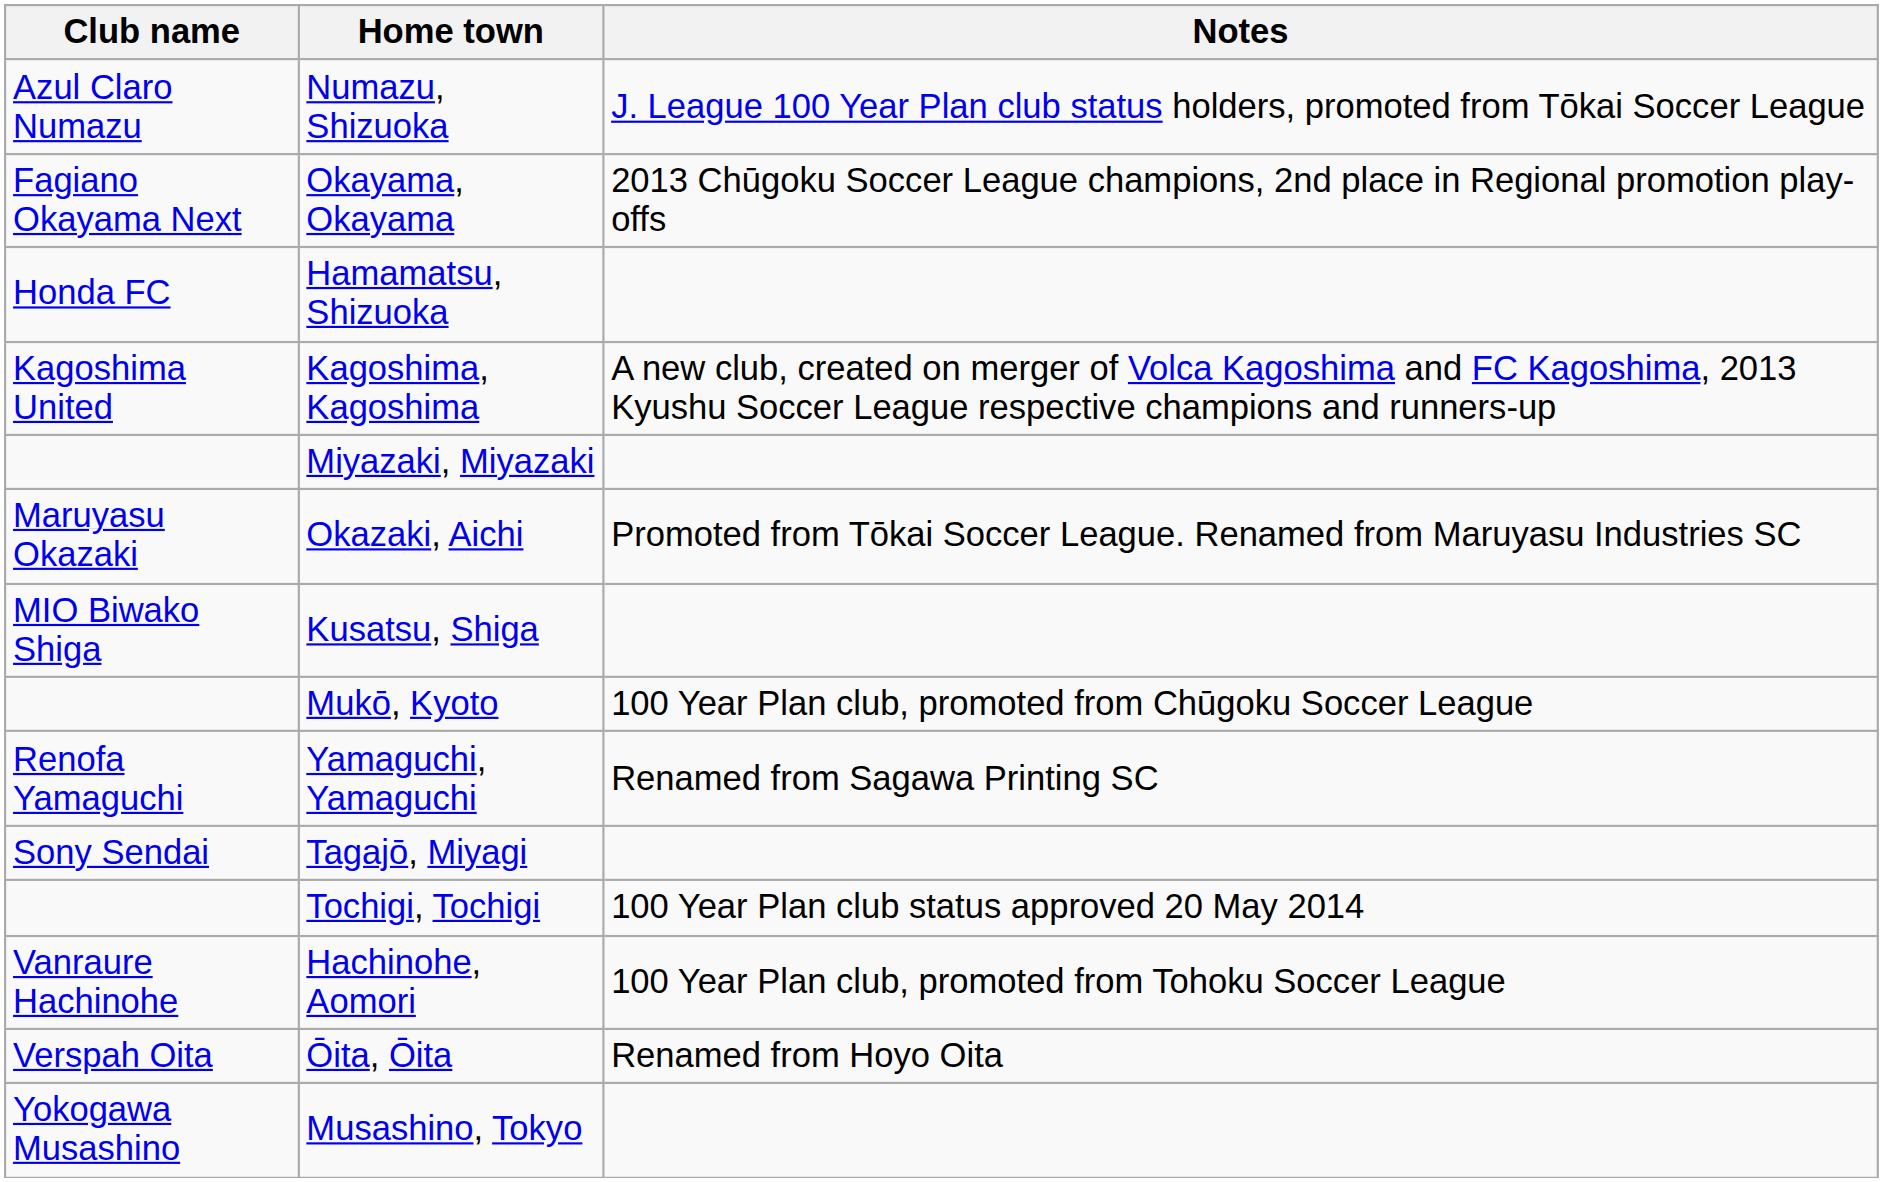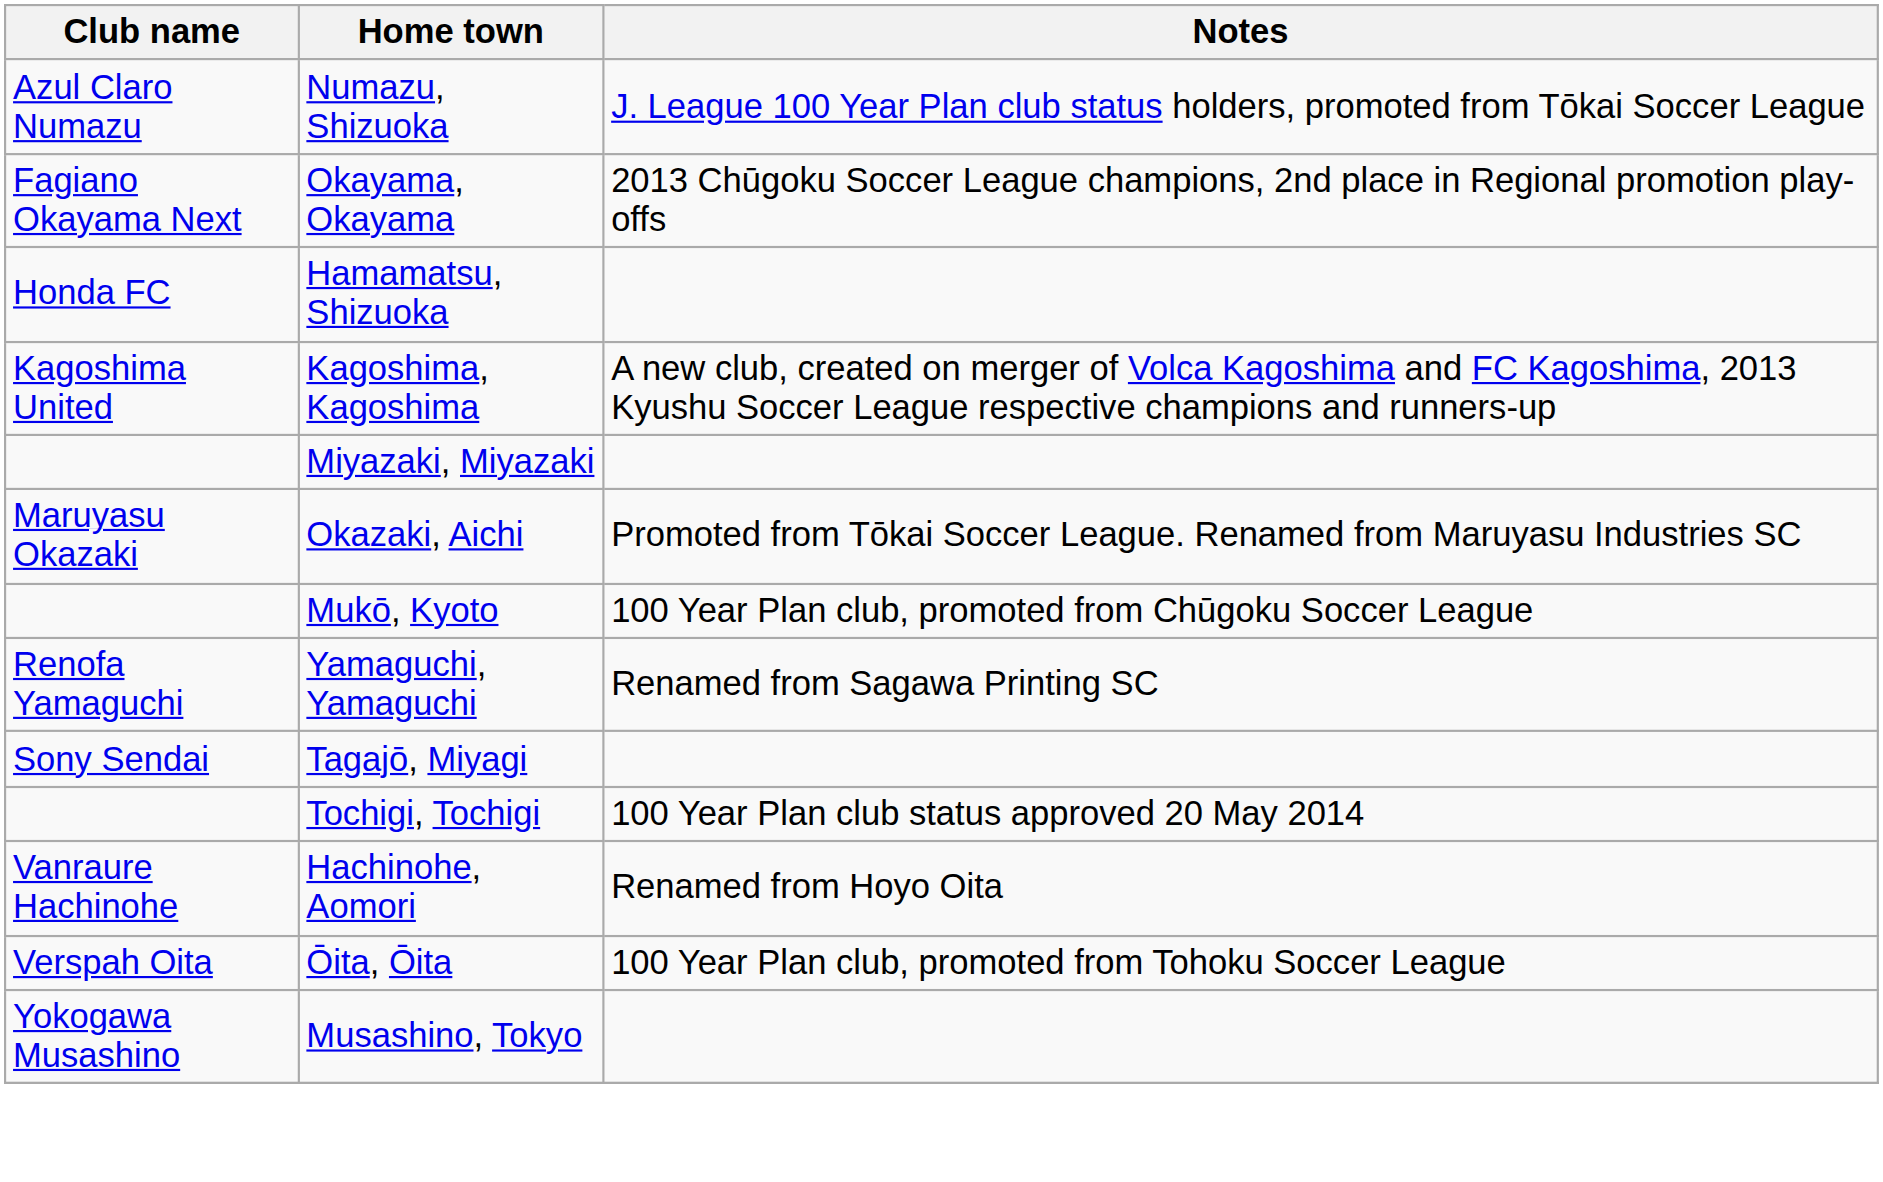- row: (423, 629)
(1058, 981) 100 Year Plan club, promoted from Tohoku Soccer League -> (807, 887) Renamed from Hoyo Oita
(807, 1055) Renamed from Hoyo Oita -> (1058, 961) 100 Year Plan club, promoted from Tohoku Soccer League
